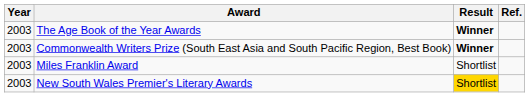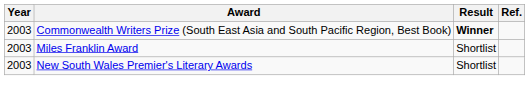- row: (119, 30)
(476, 83) gold background -> (476, 65) no background
